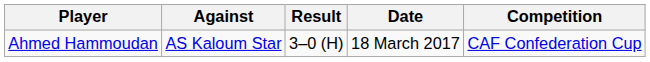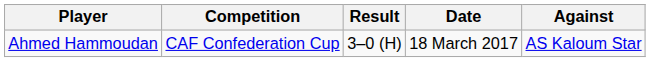columns swapped: (224, 17) <-> (555, 17)
